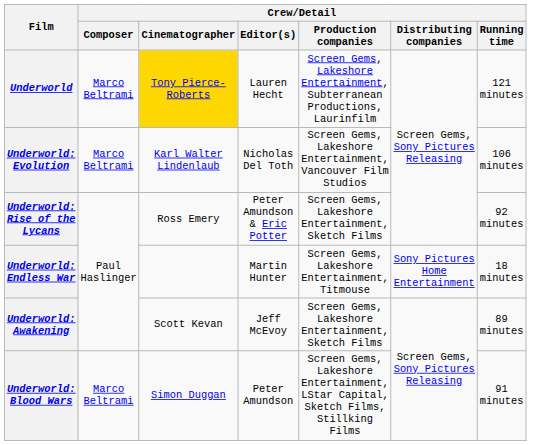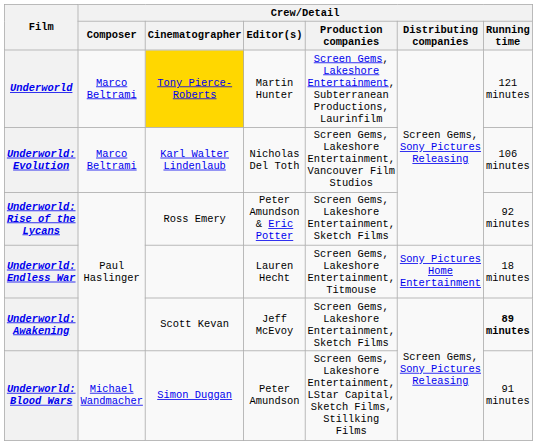(268, 89) Lauren Hecht -> (275, 89) Martin Hunter
(268, 272) Martin Hunter -> (275, 272) Lauren Hecht
(502, 325) normal -> (508, 325) bold
(109, 396) Marco Beltrami -> (112, 396) Michael Wandmacher
